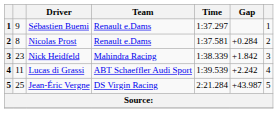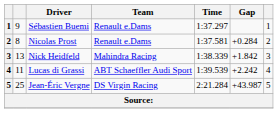(20, 55) 23 -> (20, 55) 13
